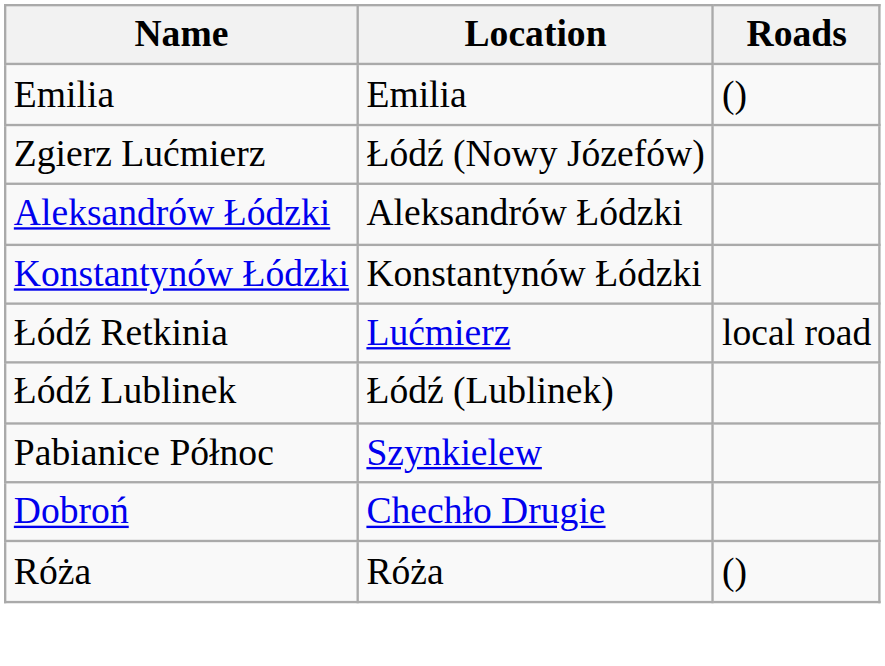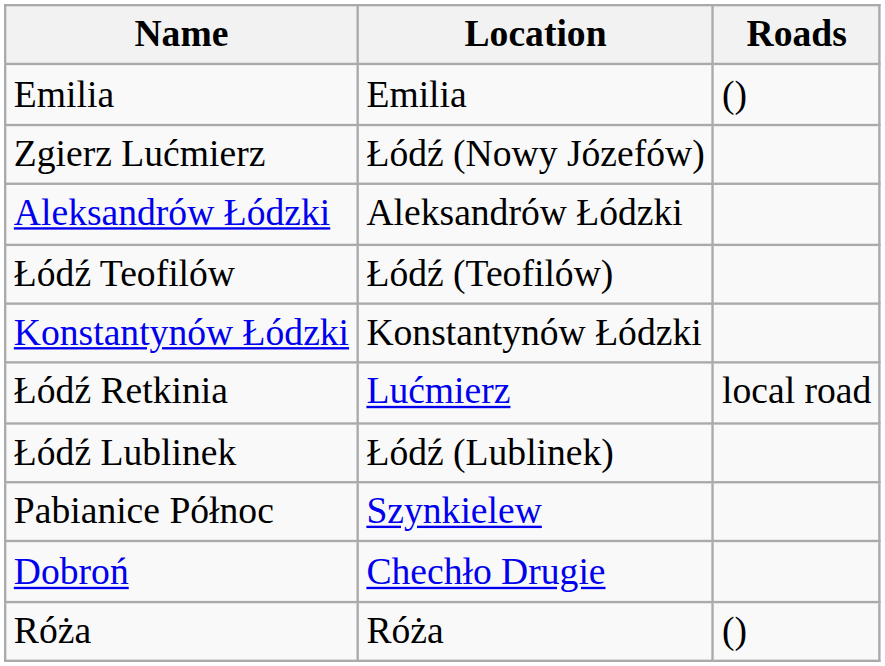+ row: (124, 272)
